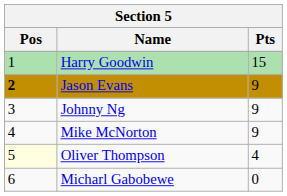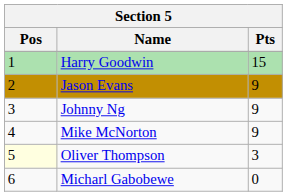(12, 86) bold -> (12, 86) normal
(255, 156) 4 -> (255, 156) 3
